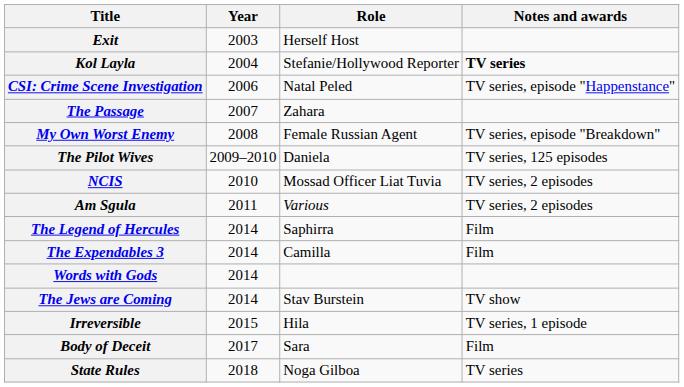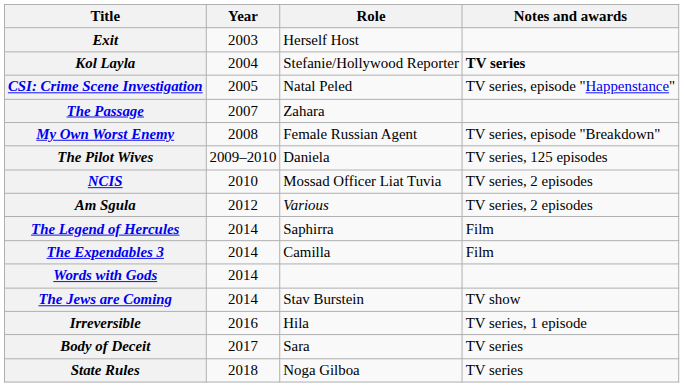(243, 87) 2006 -> (243, 87) 2005
(243, 205) 2011 -> (243, 205) 2012
(243, 323) 2015 -> (243, 323) 2016
(480, 346) Film -> (494, 346) TV series
